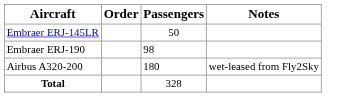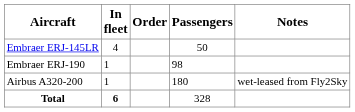+ column: (116, 21)
